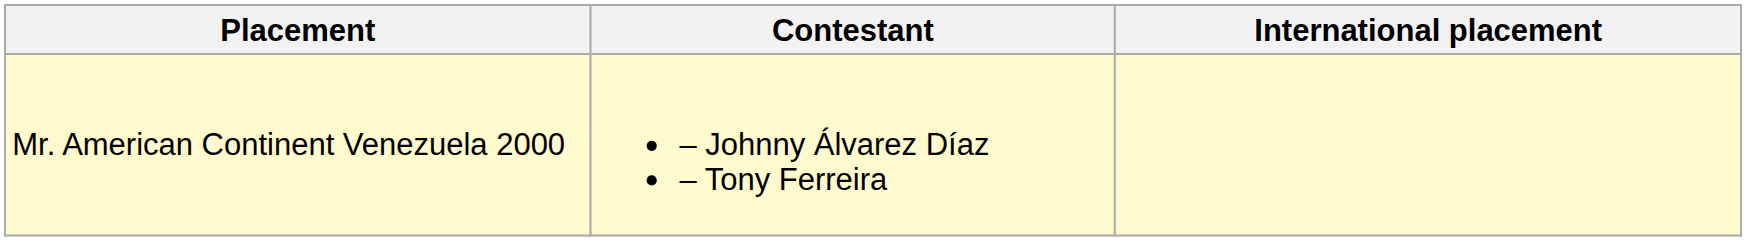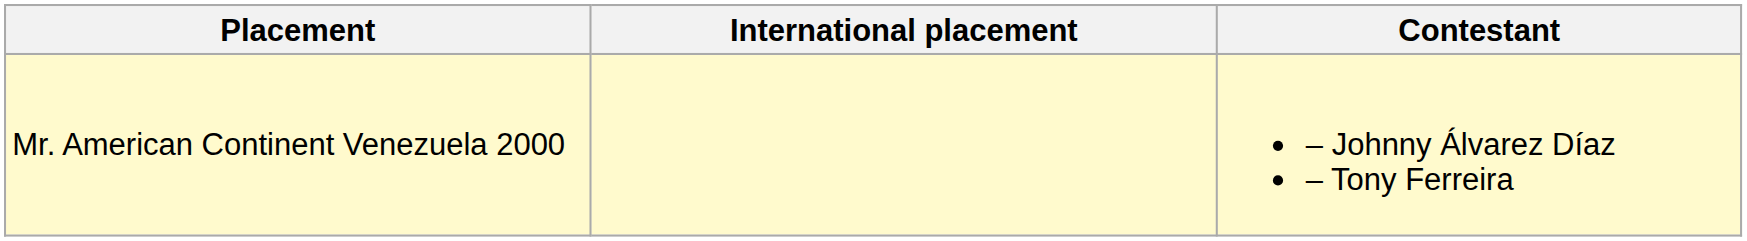columns swapped: (853, 30) <-> (1428, 30)
